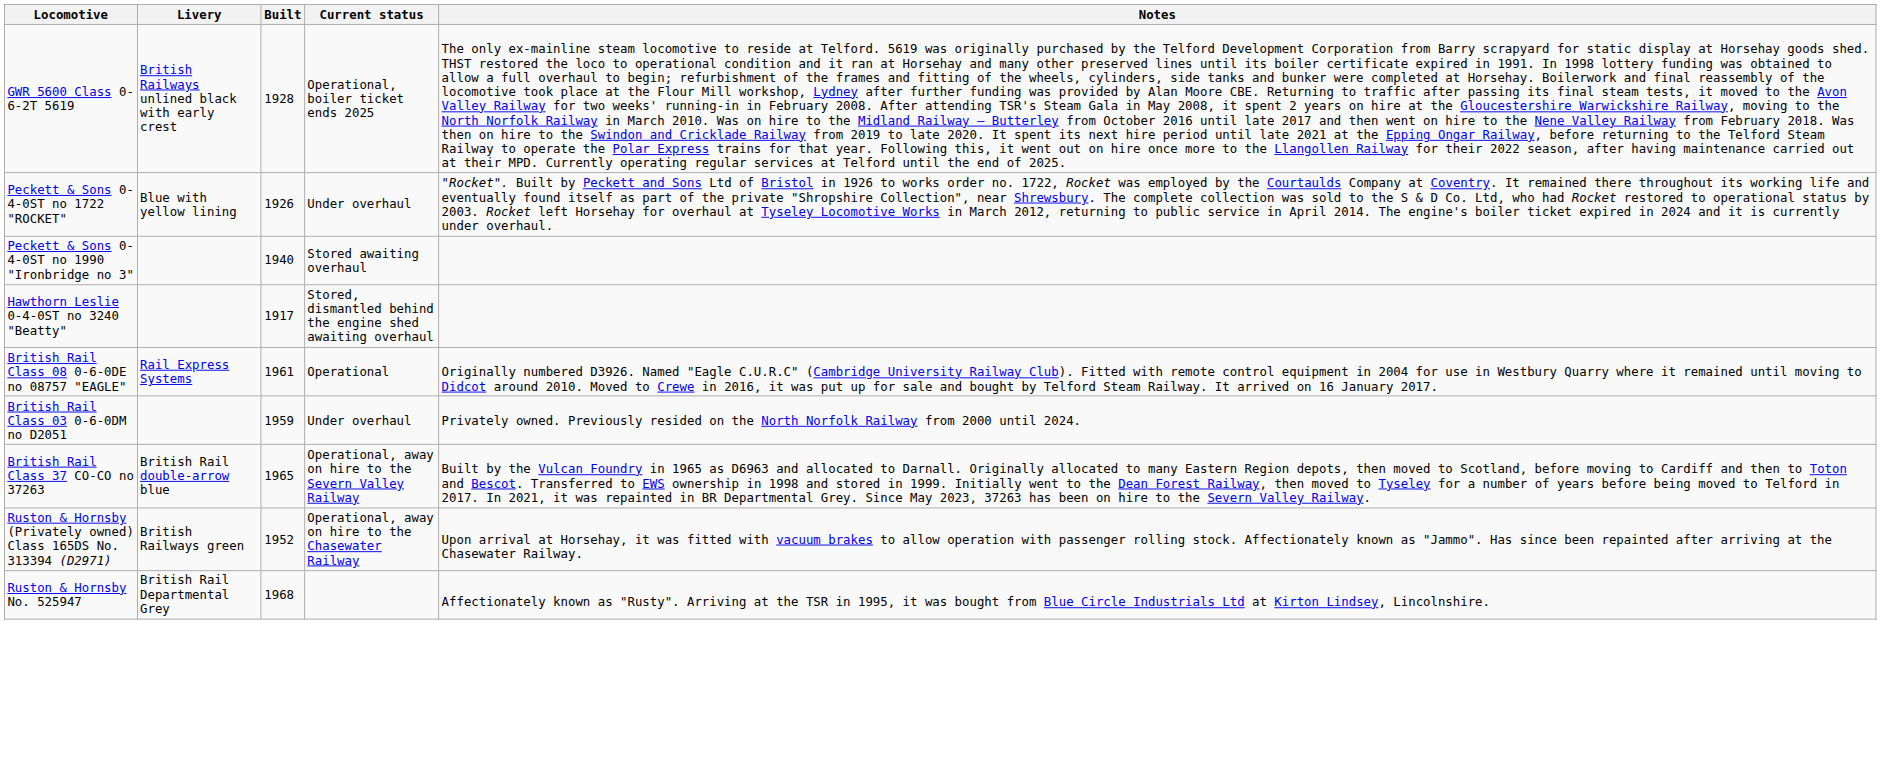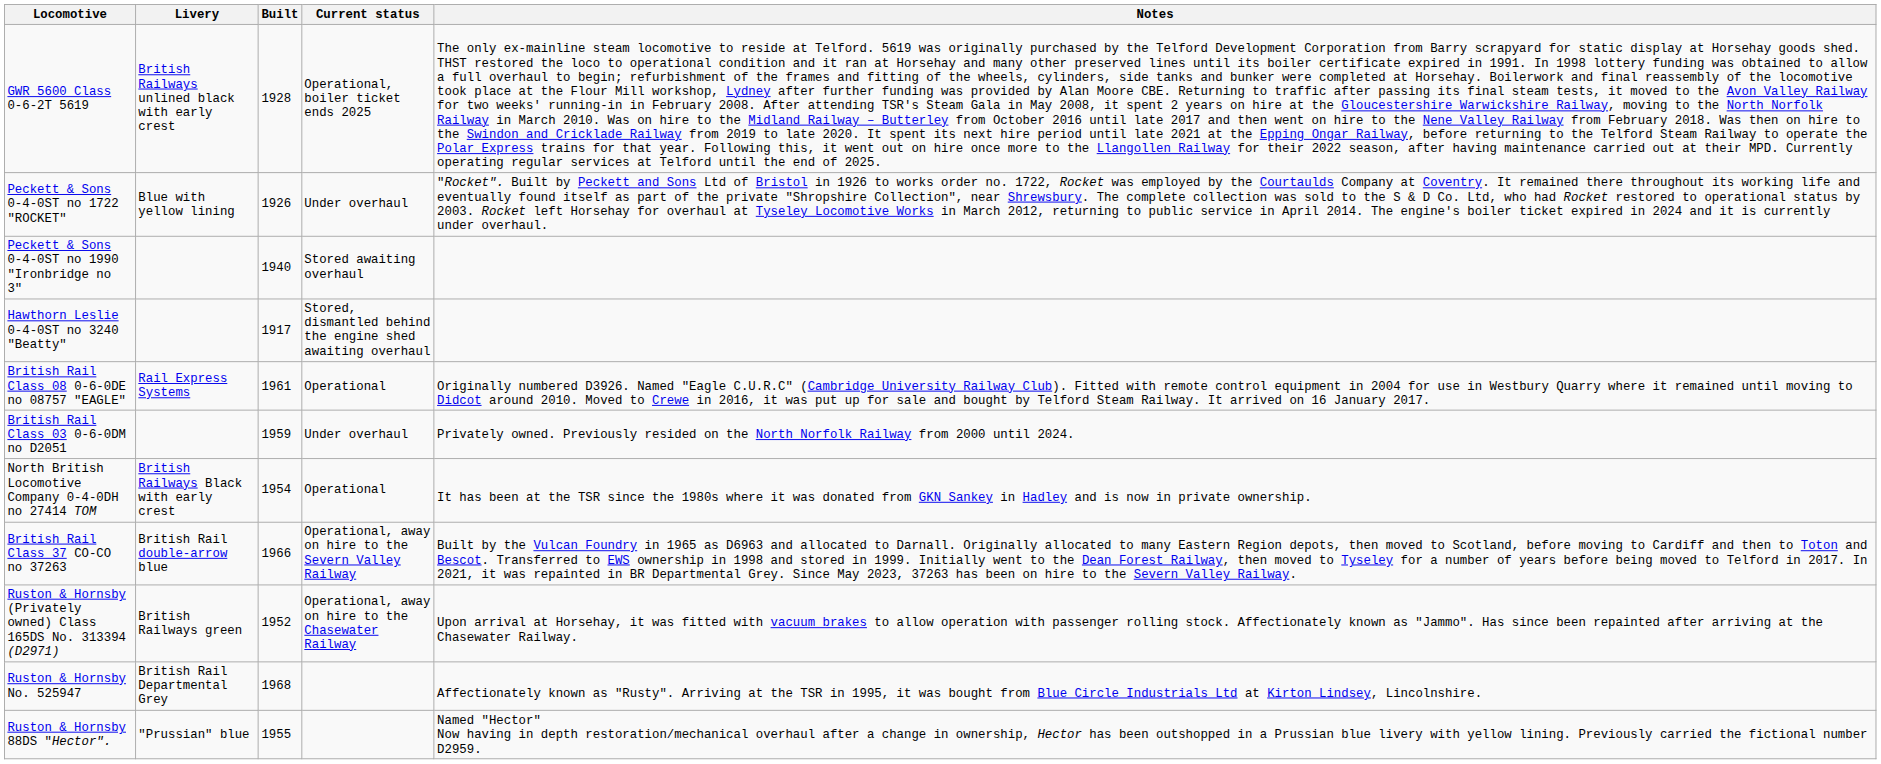+ row: (63, 490)
(279, 476) 1965 -> (276, 553) 1966
+ row: (67, 735)
